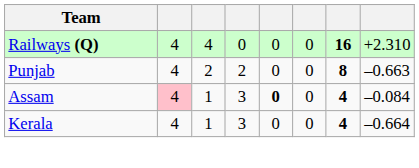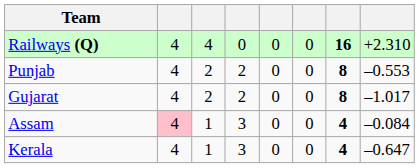(387, 70) –0.663 -> (387, 70) –0.553
+ row: (33, 96)
(276, 96) bold -> (276, 123) normal
(387, 123) –0.664 -> (387, 149) –0.647
